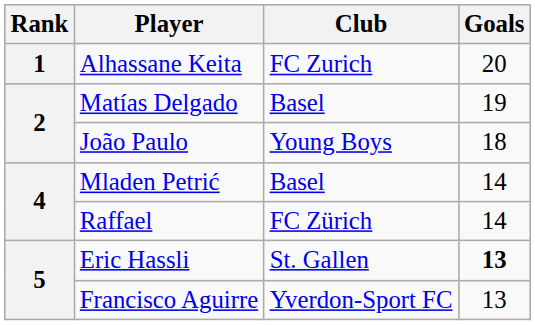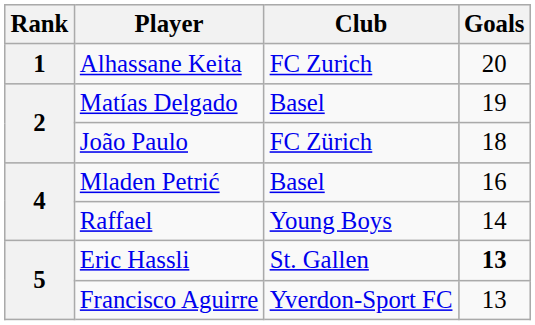(331, 142) Young Boys -> (321, 142) FC Zürich
(494, 181) 14 -> (494, 181) 16
(321, 220) FC Zürich -> (331, 220) Young Boys
